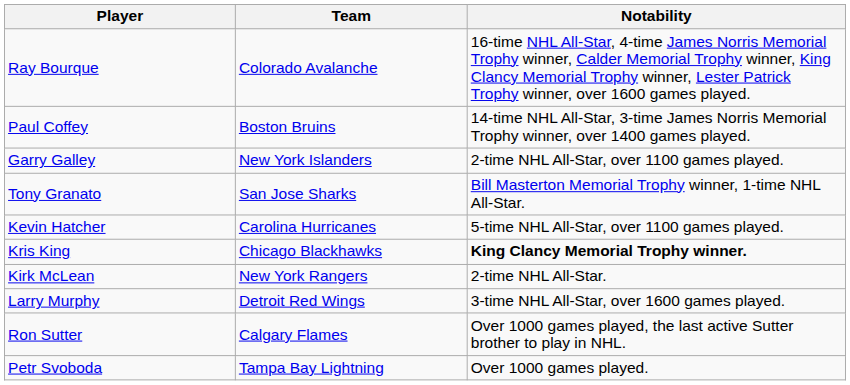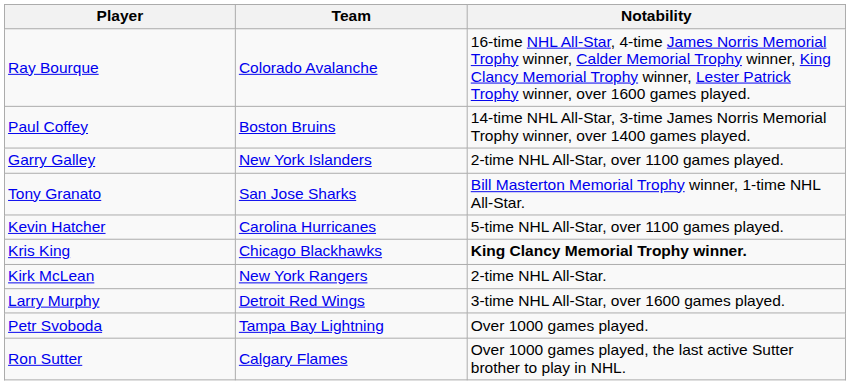rows swapped: (45, 334) <-> (55, 367)
